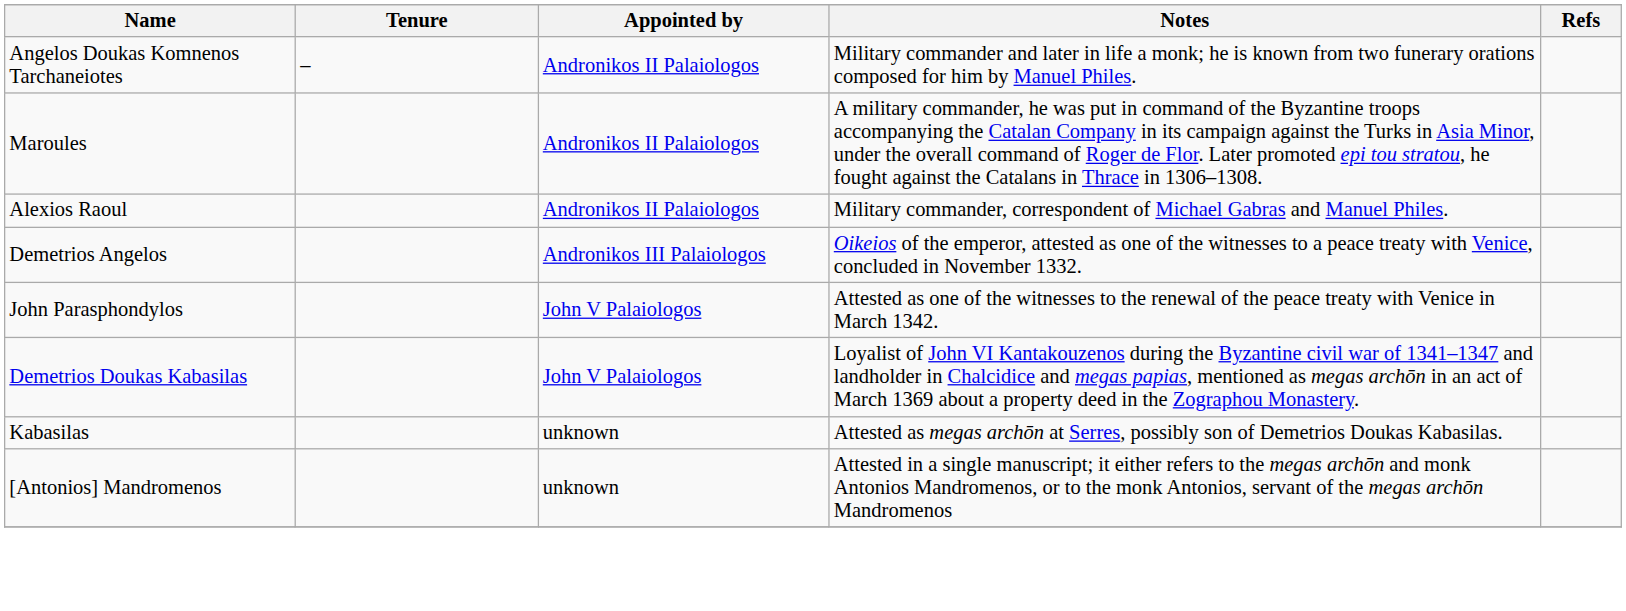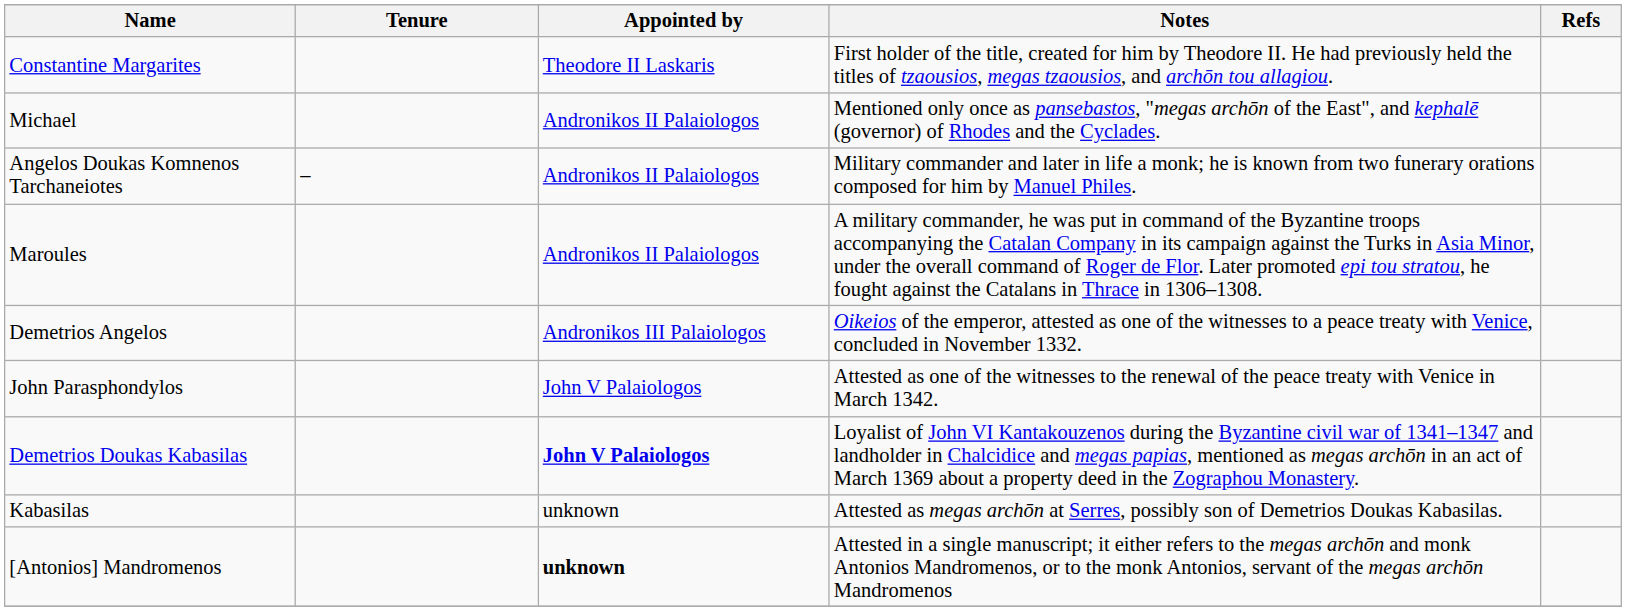+ row: (105, 64)
+ row: (43, 120)
- row: (68, 210)
(622, 376) normal -> (626, 455) bold
(581, 487) normal -> (584, 566) bold
